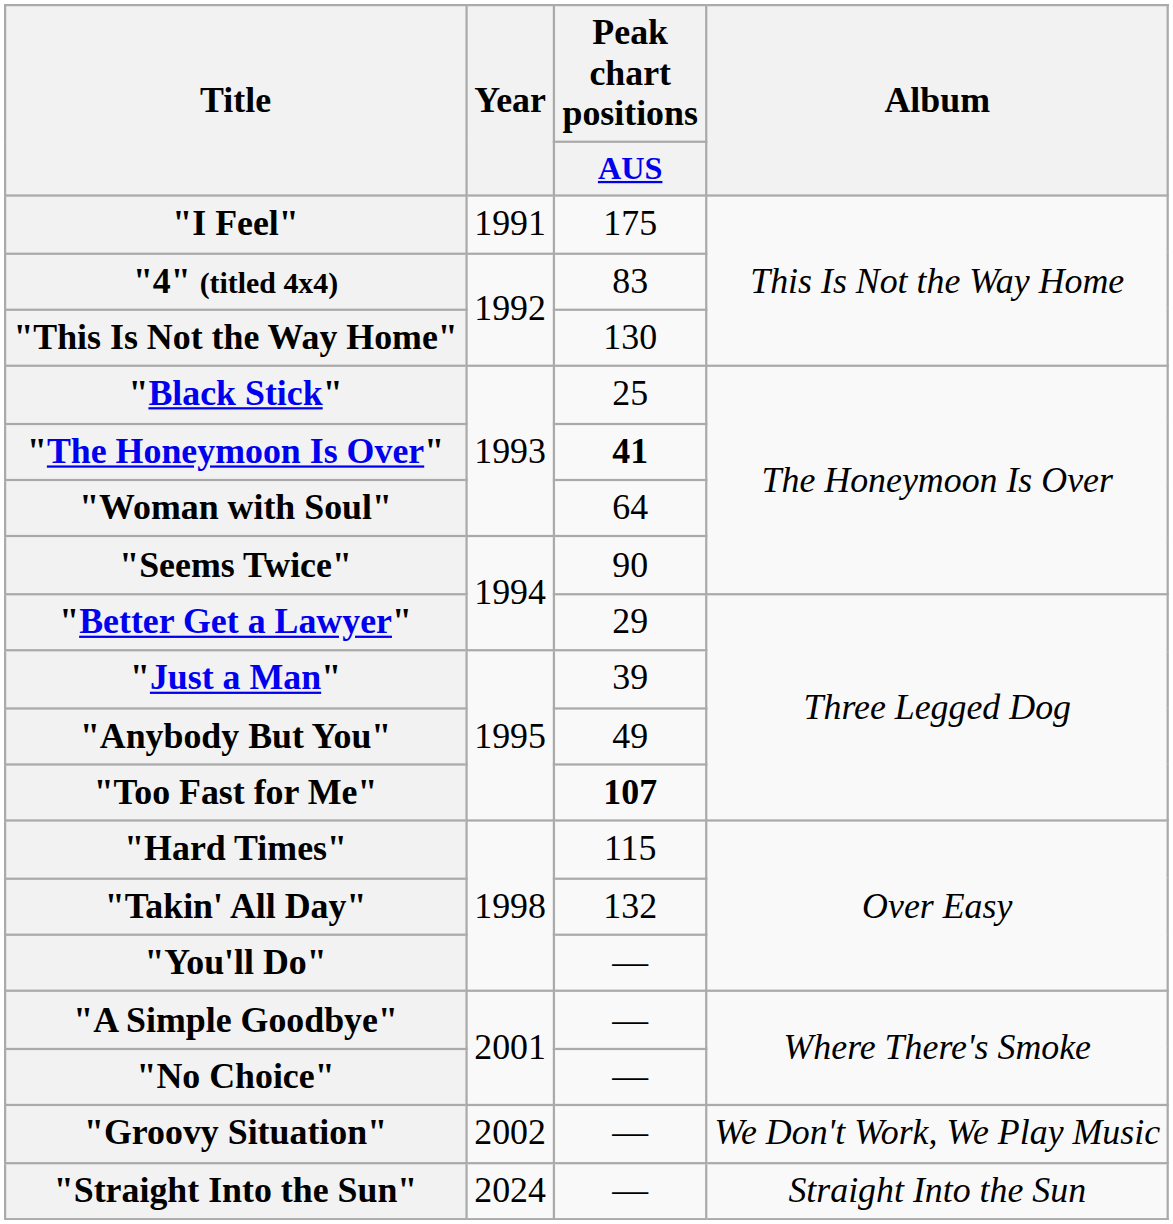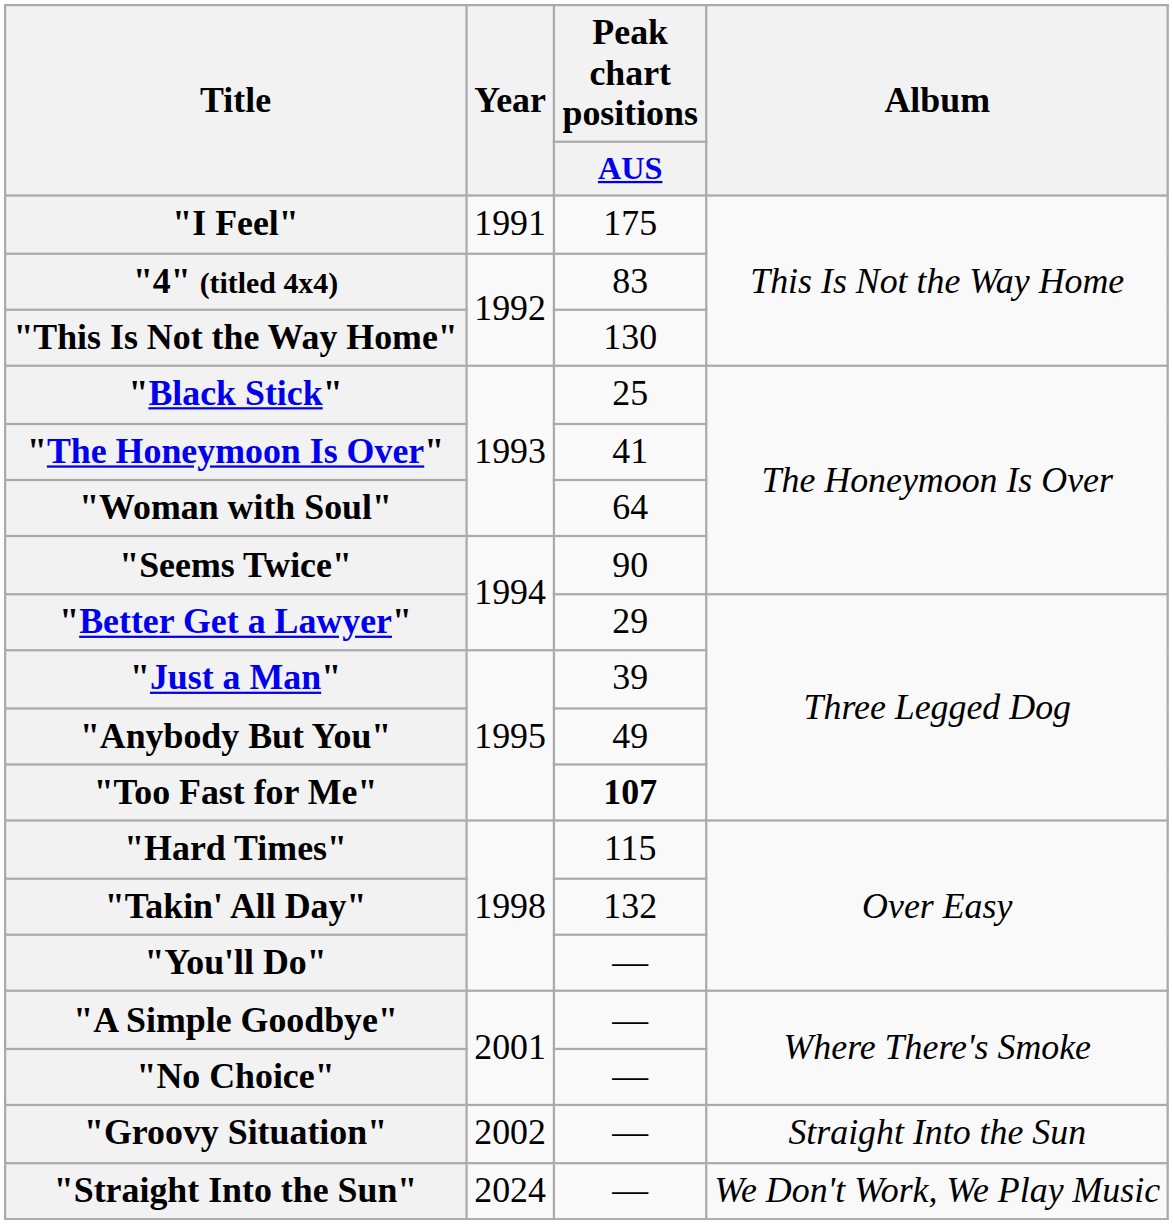(630, 450) bold -> (630, 450) normal
(937, 1133) We Don't Work, We Play Music -> (937, 1133) Straight Into the Sun
(937, 1189) Straight Into the Sun -> (937, 1189) We Don't Work, We Play Music
